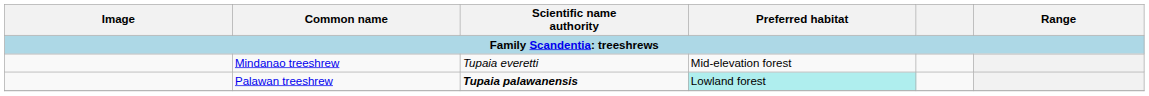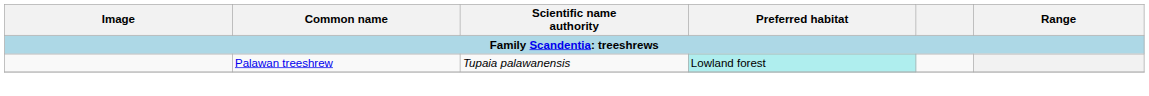- row: (287, 63)
(520, 81) bold -> (517, 63) normal
